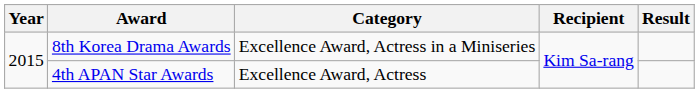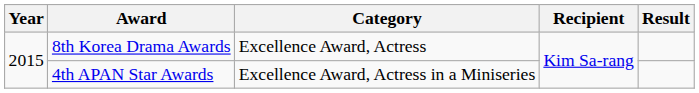(387, 46) Excellence Award, Actress in a Miniseries -> (333, 46) Excellence Award, Actress
(333, 74) Excellence Award, Actress -> (387, 74) Excellence Award, Actress in a Miniseries
